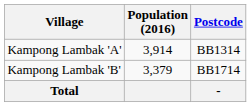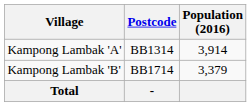columns swapped: (158, 22) <-> (218, 22)
